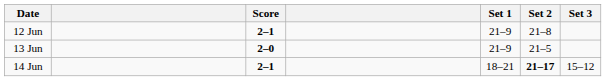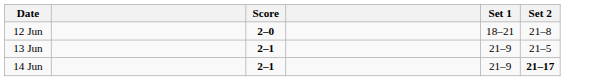- column: (580, 13)
(266, 31) 2–1 -> (266, 31) 2–0
(500, 31) 21–9 -> (500, 31) 18–21
(266, 48) 2–0 -> (266, 48) 2–1
(500, 66) 18–21 -> (500, 66) 21–9
